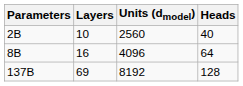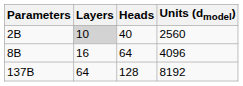columns swapped: (157, 15) <-> (218, 14)
(83, 34) no background -> (83, 34) lightgrey background
(83, 71) 69 -> (83, 71) 64
